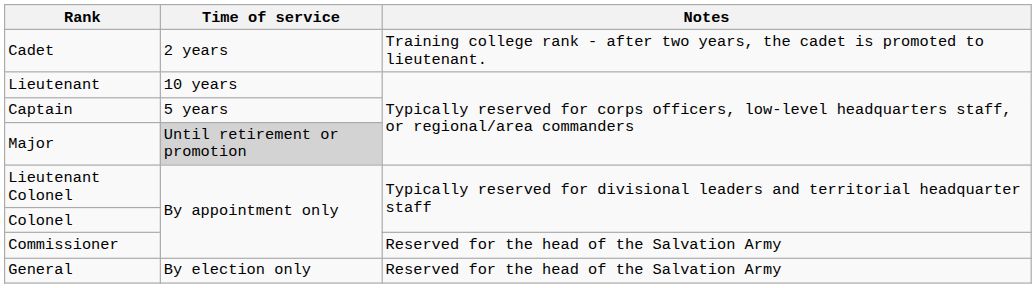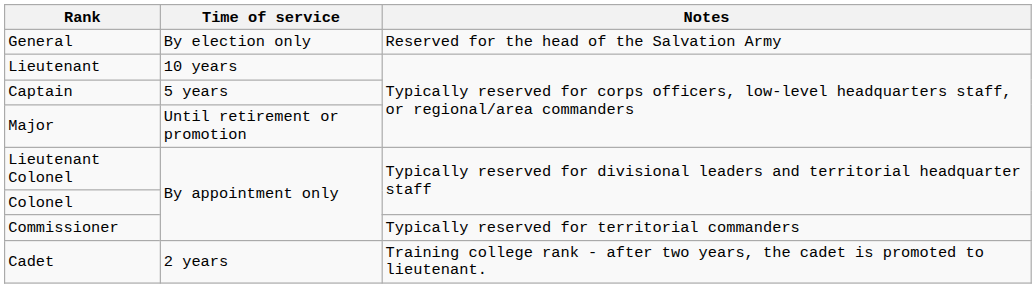rows swapped: (31, 51) <-> (40, 270)
(251, 144) lightgrey background -> (251, 126) no background
(584, 245) Reserved for the head of the Salvation Army -> (593, 227) Typically reserved for territorial commanders
